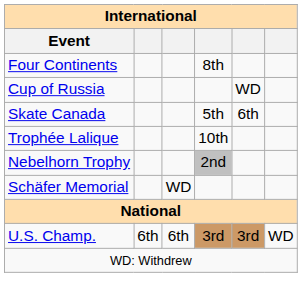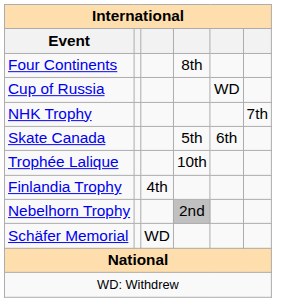+ row: (50, 114)
+ row: (65, 187)
- row: (52, 235)
